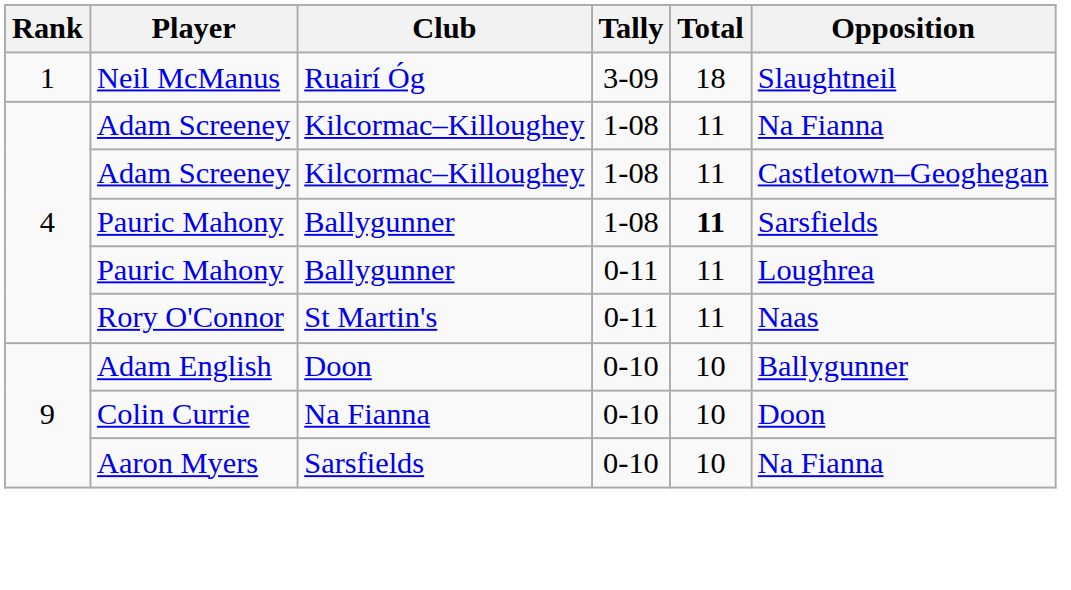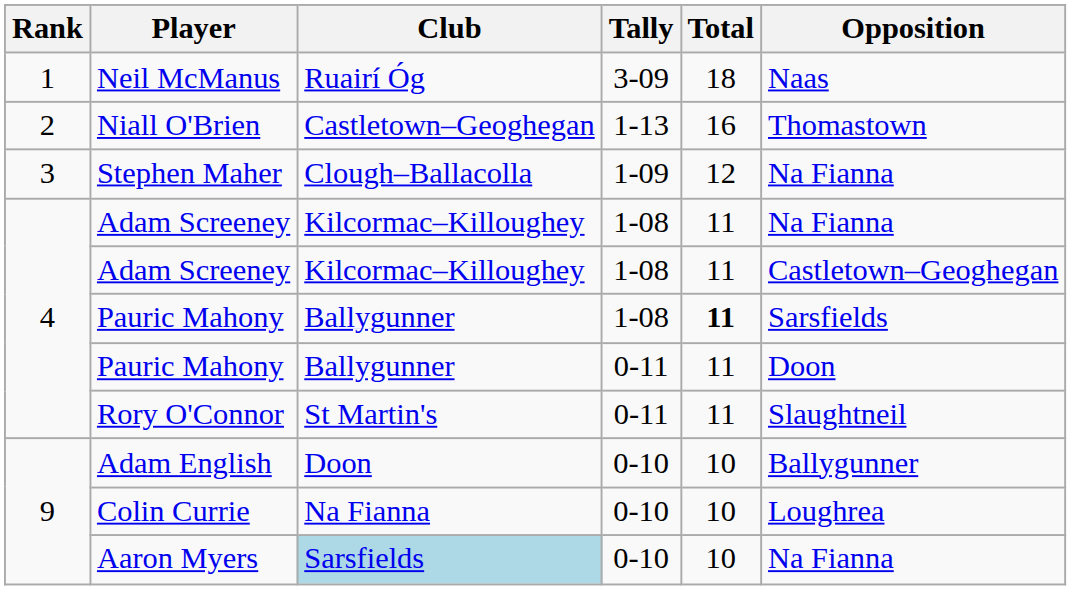(827, 76) Slaughtneil -> (798, 76) Naas
+ row: (179, 125)
+ row: (189, 173)
(816, 269) Loughrea -> (802, 366) Doon
(788, 317) Naas -> (837, 414) Slaughtneil
(792, 414) Doon -> (826, 510) Loughrea
(364, 462) no background -> (364, 558) lightblue background
